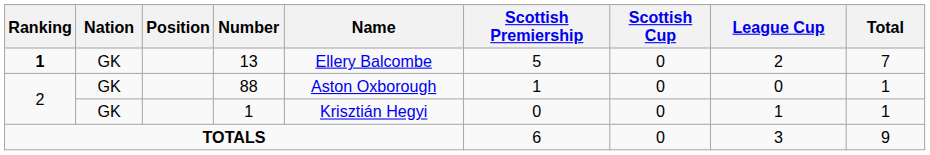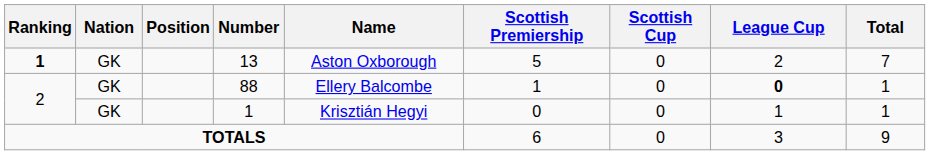(374, 61) Ellery Balcombe -> (374, 61) Aston Oxborough
(374, 87) Aston Oxborough -> (374, 87) Ellery Balcombe
(779, 87) normal -> (779, 87) bold
